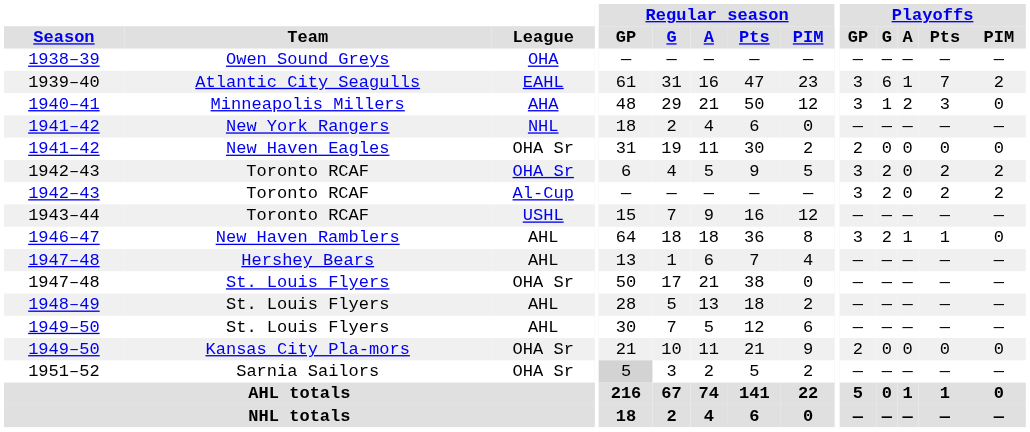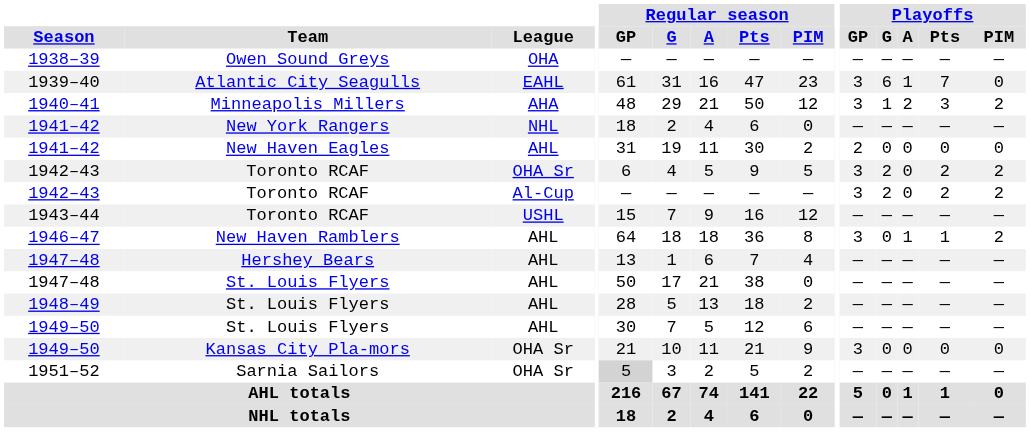(999, 82) 2 -> (999, 82) 0
(999, 104) 0 -> (999, 104) 2
(543, 149) OHA Sr -> (543, 149) AHL
(887, 238) 2 -> (887, 238) 0
(999, 238) 0 -> (999, 238) 2
(543, 282) OHA Sr -> (543, 282) AHL
(858, 349) 2 -> (858, 349) 3
